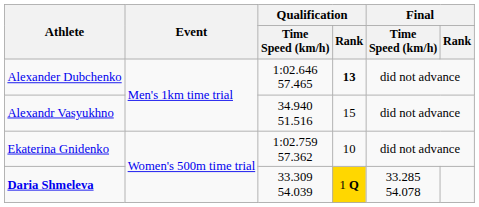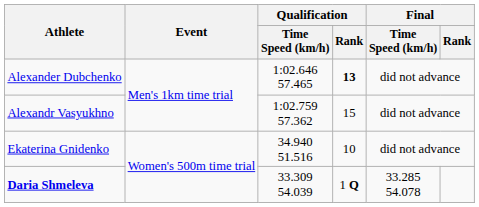(295, 113) 34.940 51.516 -> (295, 113) 1:02.759 57.362
(295, 149) 1:02.759 57.362 -> (295, 149) 34.940 51.516
(349, 185) gold background -> (349, 185) no background
